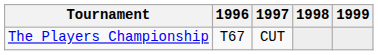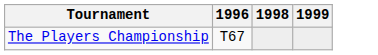- column: (272, 16)
